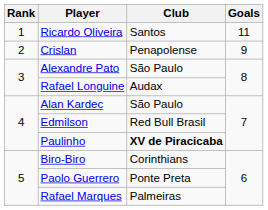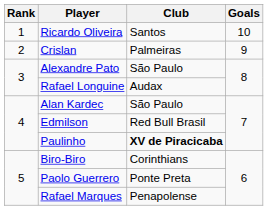(244, 31) 11 -> (244, 31) 10
(163, 50) Penapolense -> (155, 50) Palmeiras
(155, 196) Palmeiras -> (163, 196) Penapolense
